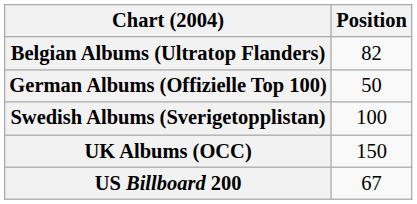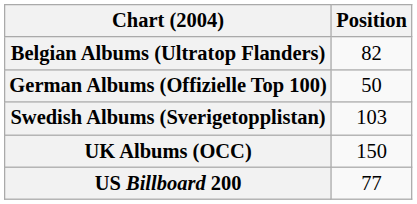(372, 118) 100 -> (372, 118) 103
(372, 183) 67 -> (372, 183) 77
